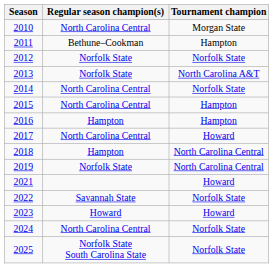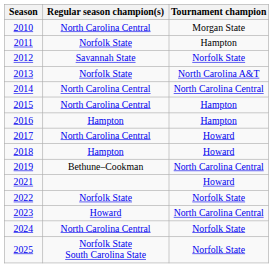(106, 43) Bethune–Cookman -> (106, 43) Norfolk State
(106, 58) Norfolk State -> (106, 58) Savannah State
(219, 89) Norfolk State -> (219, 89) North Carolina Central
(219, 151) North Carolina Central -> (219, 151) Howard
(106, 167) Norfolk State -> (106, 167) Bethune–Cookman
(106, 197) Savannah State -> (106, 197) Norfolk State
(219, 213) Howard -> (219, 213) North Carolina Central
